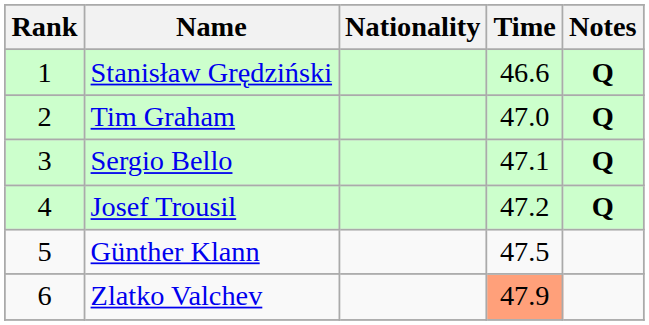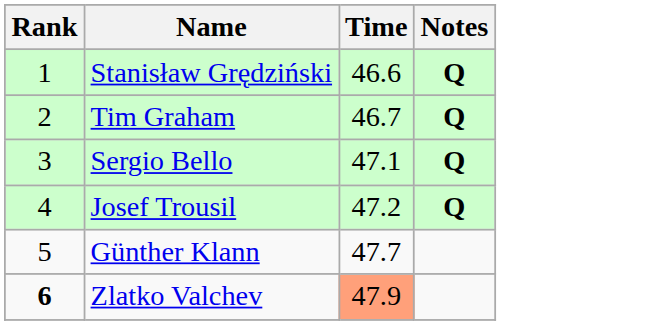- column: (413, 26)
(525, 116) 47.0 -> (376, 116) 46.7
(525, 251) 47.5 -> (376, 251) 47.7
(44, 296) normal -> (44, 296) bold
